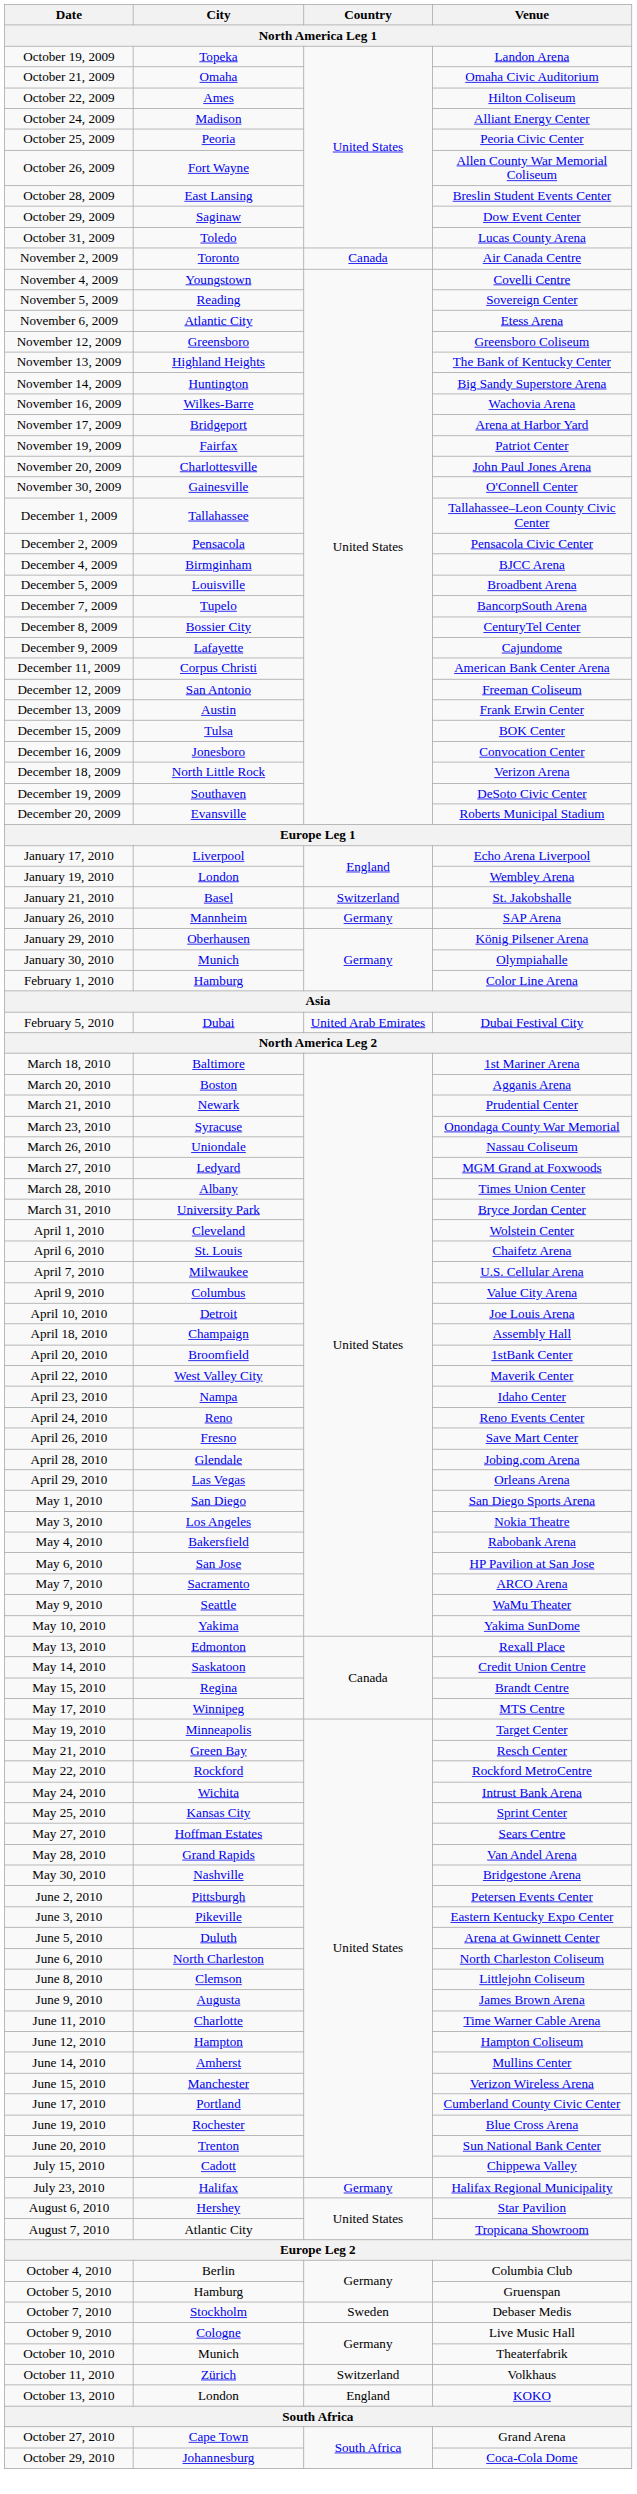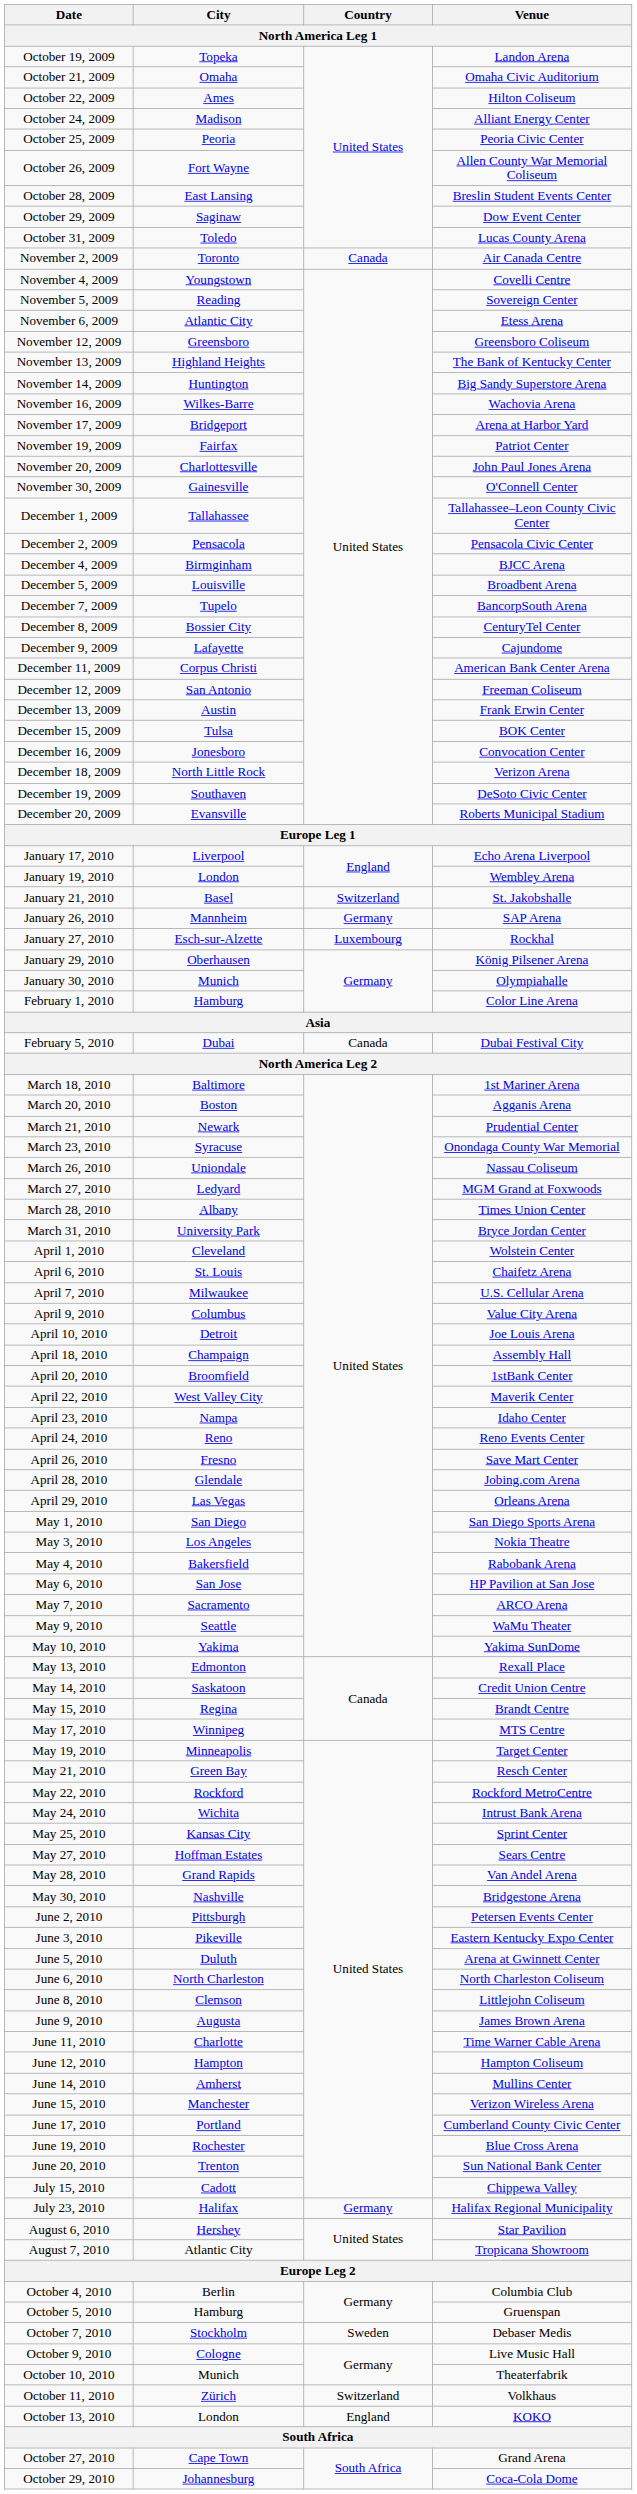+ row: (69, 939)
(368, 1022) United Arab Emirates -> (368, 1043) Canada
